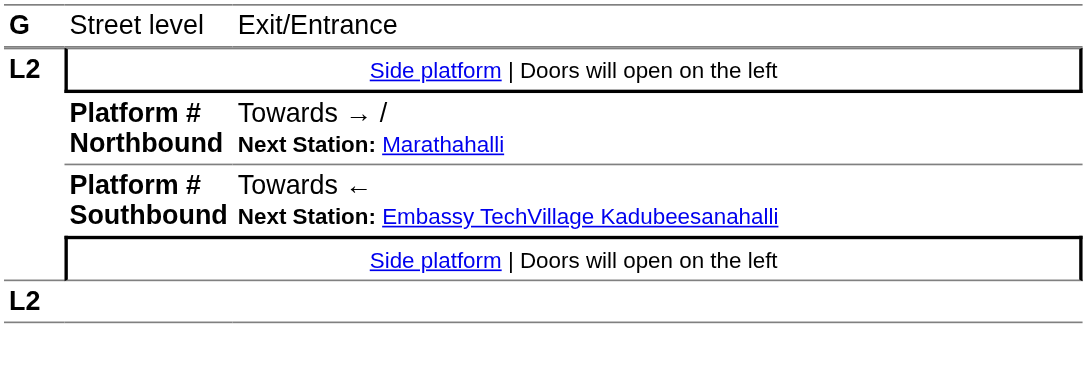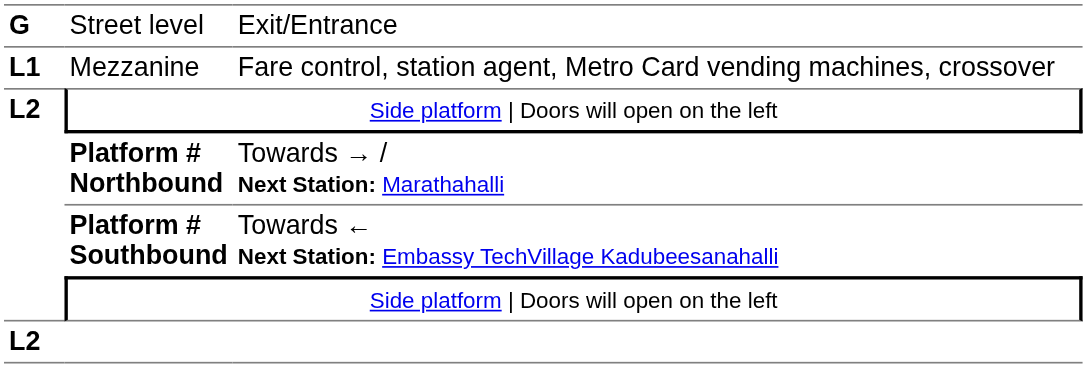+ row: (135, 67)
